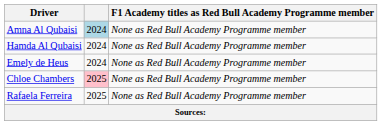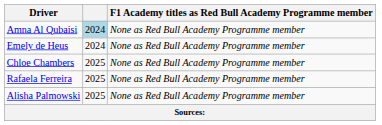- row: (44, 46)
(96, 79) pink background -> (95, 63) no background
+ row: (44, 96)
